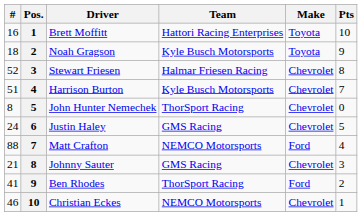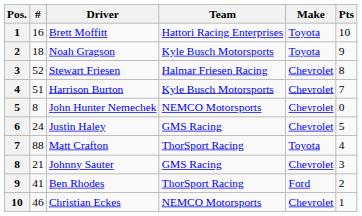columns swapped: (34, 14) <-> (13, 14)
(203, 108) ThorSport Racing -> (212, 108) NEMCO Motorsports
(212, 145) NEMCO Motorsports -> (203, 145) ThorSport Racing
(299, 145) Ford -> (304, 145) Toyota
